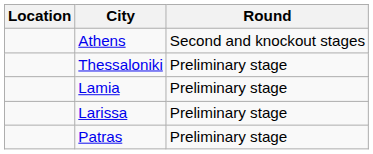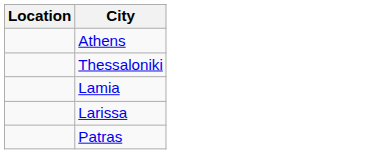- column: (267, 16)
